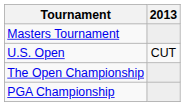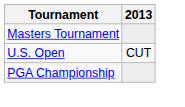- row: (76, 73)
